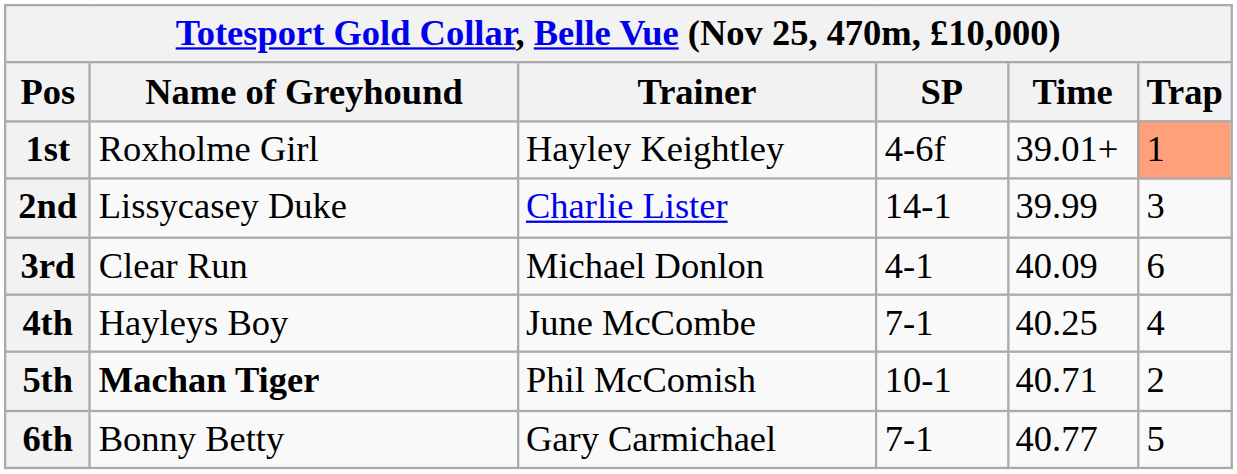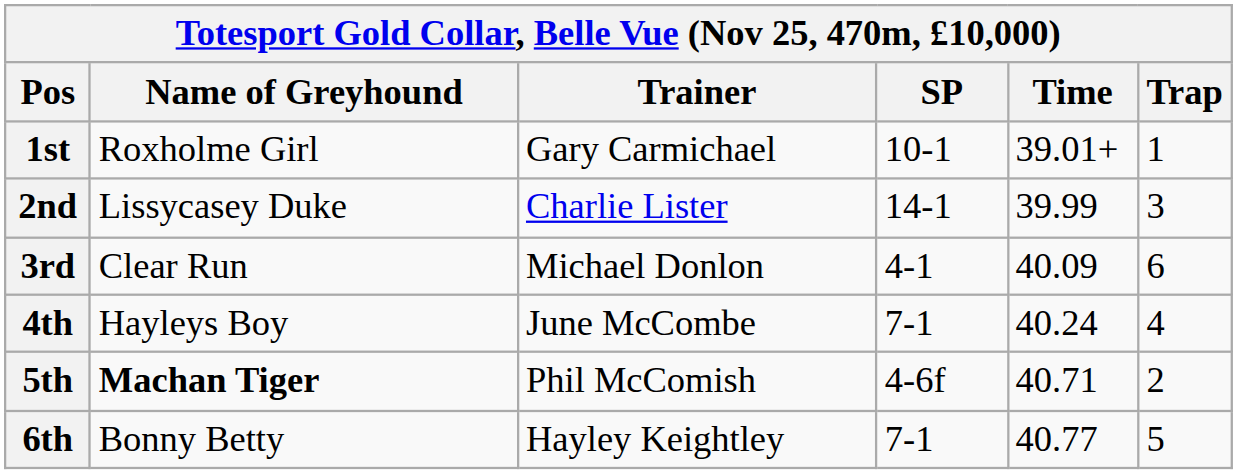(655, 149) Hayley Keightley -> (651, 149) Gary Carmichael
(915, 149) 4-6f -> (918, 149) 10-1
(1156, 149) lightsalmon background -> (1156, 149) no background
(1057, 322) 40.25 -> (1057, 322) 40.24
(918, 380) 10-1 -> (915, 380) 4-6f
(651, 438) Gary Carmichael -> (655, 438) Hayley Keightley
